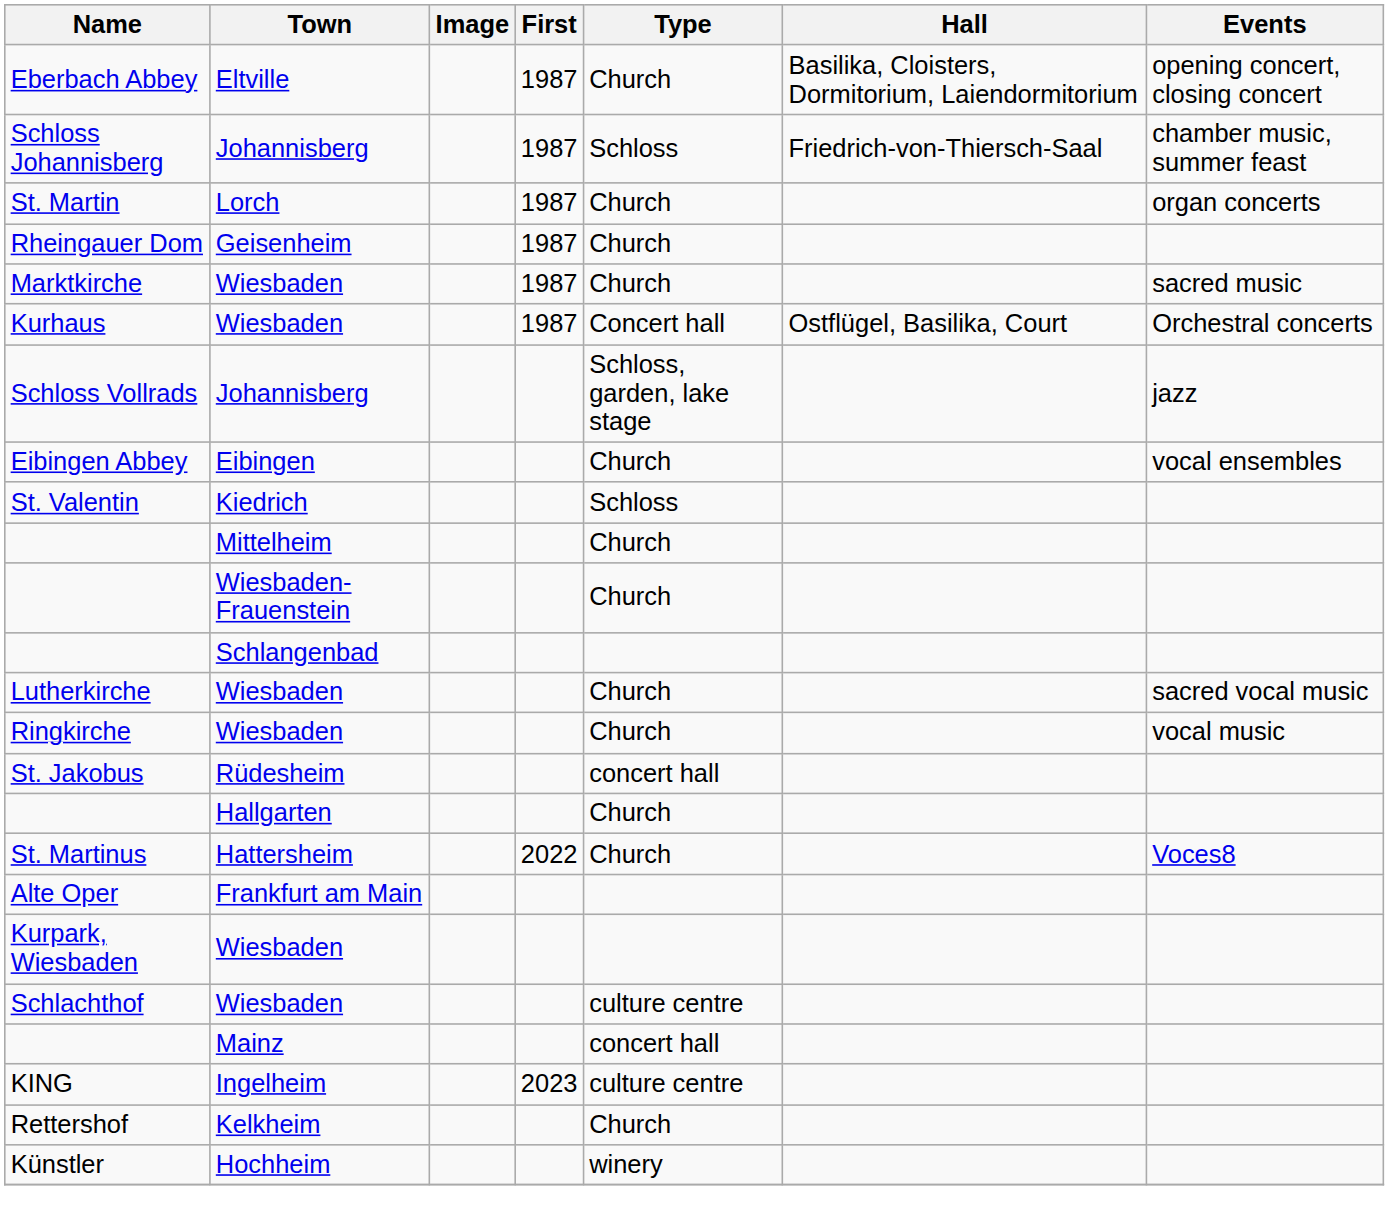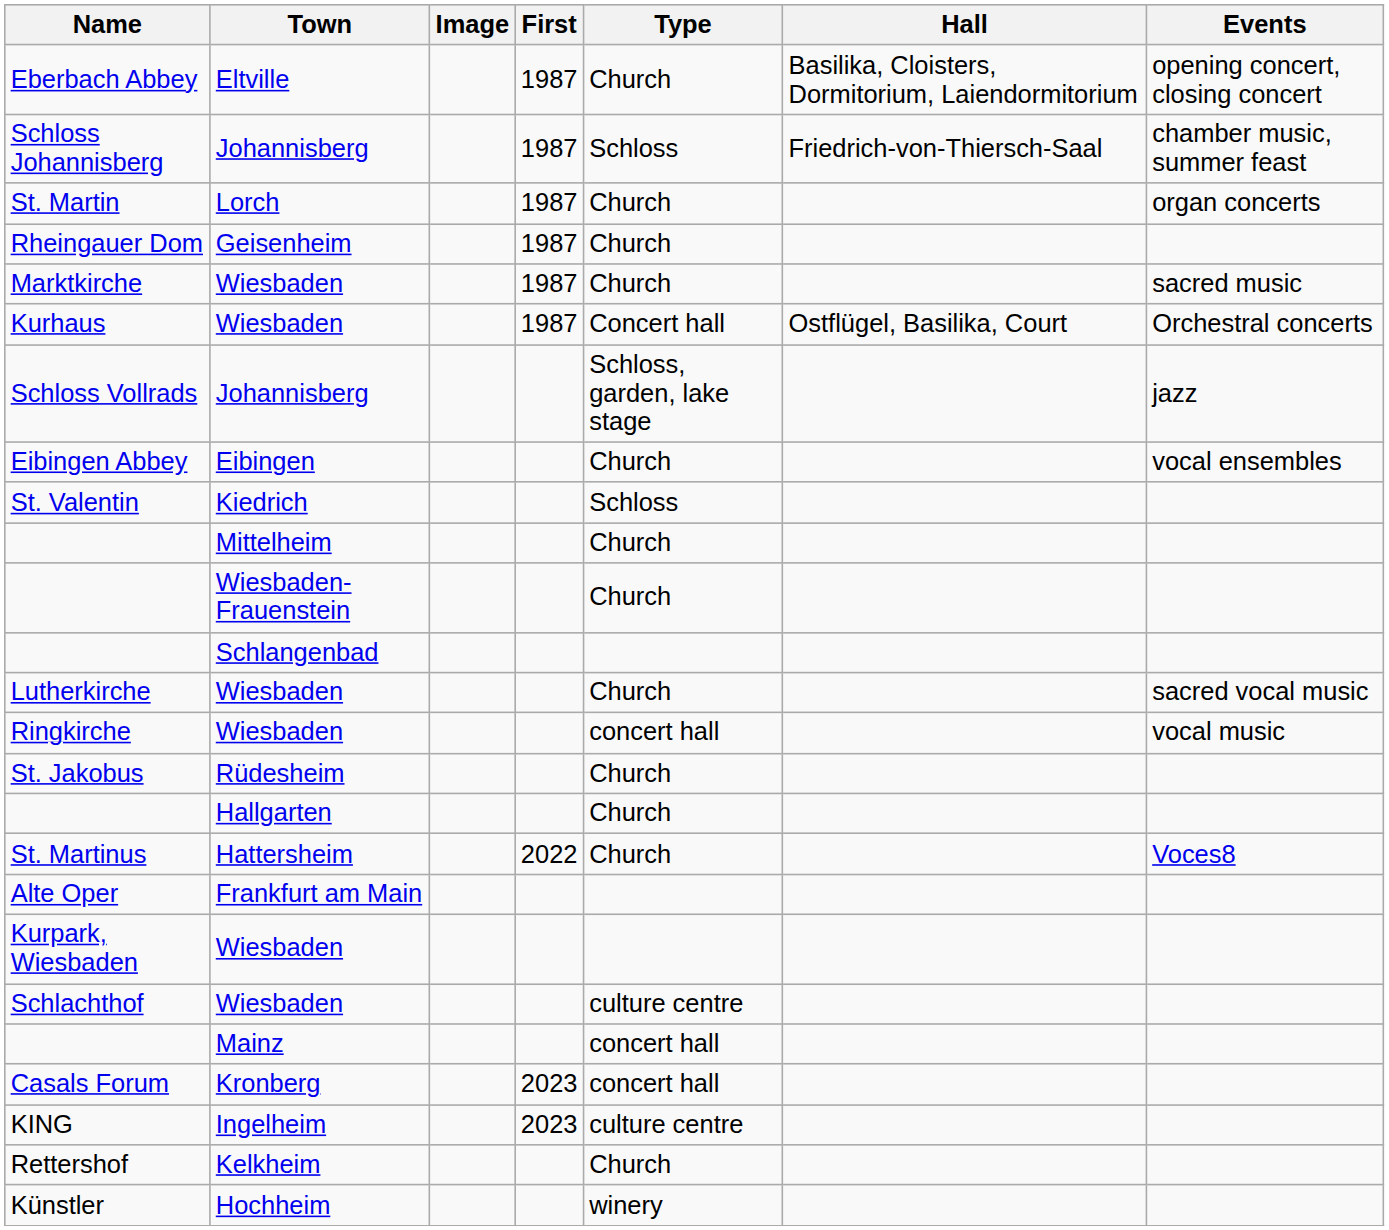(630, 732) Church -> (654, 732) concert hall
(654, 772) concert hall -> (630, 772) Church
+ row: (90, 1084)
